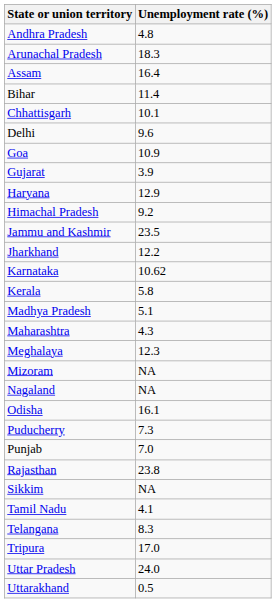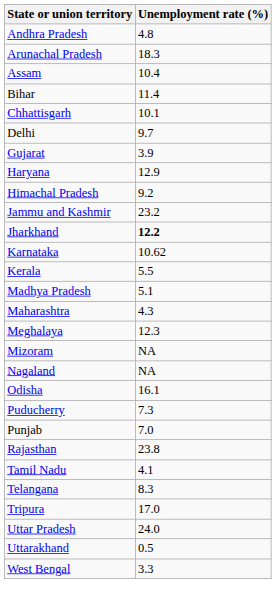(149, 73) 16.4 -> (149, 73) 10.4
(146, 133) 9.6 -> (146, 133) 9.7
- row: (18, 152)
(149, 232) 23.5 -> (149, 212) 23.2
(149, 251) normal -> (149, 232) bold
(146, 291) 5.8 -> (146, 271) 5.5
- row: (25, 489)
+ row: (39, 568)
